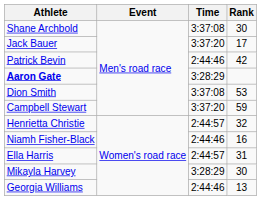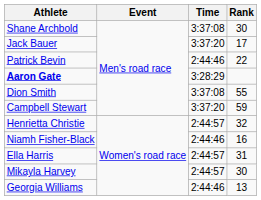(242, 60) 42 -> (242, 60) 22
(242, 92) 53 -> (242, 92) 55
(208, 172) 3:28:29 -> (208, 172) 2:44:57
